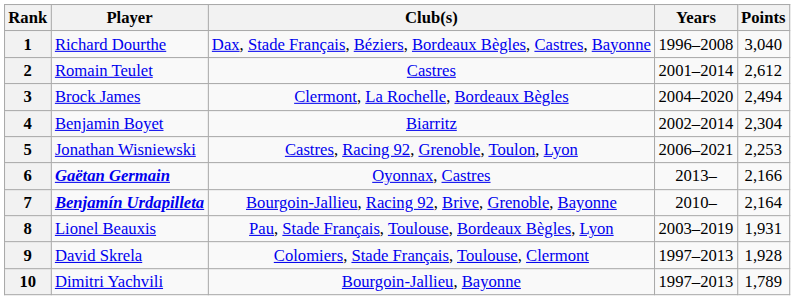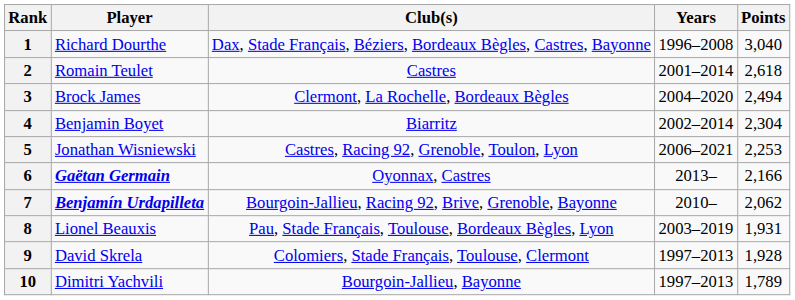(763, 70) 2,612 -> (763, 70) 2,618
(763, 202) 2,164 -> (763, 202) 2,062
